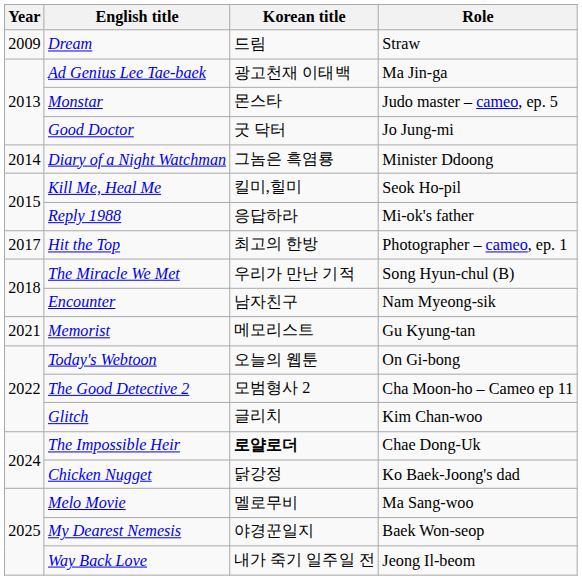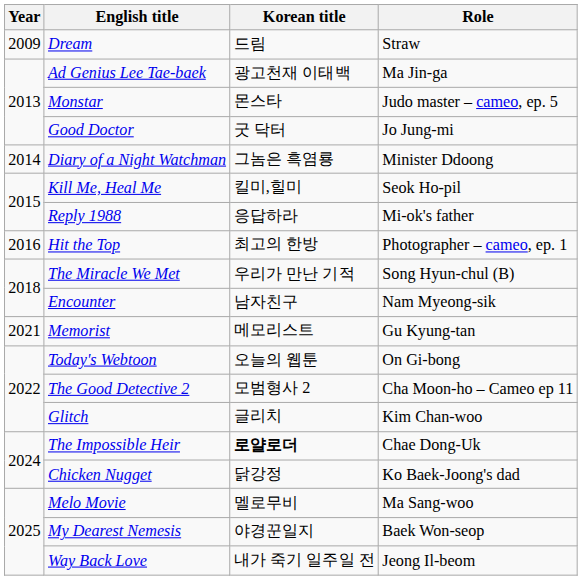(24, 245) 2017 -> (24, 245) 2016
